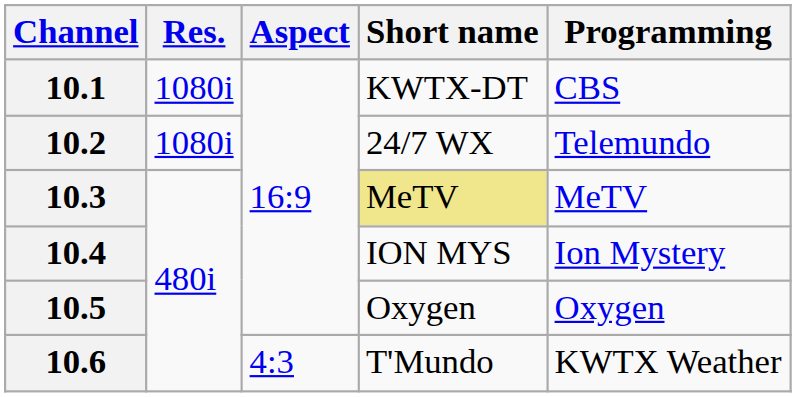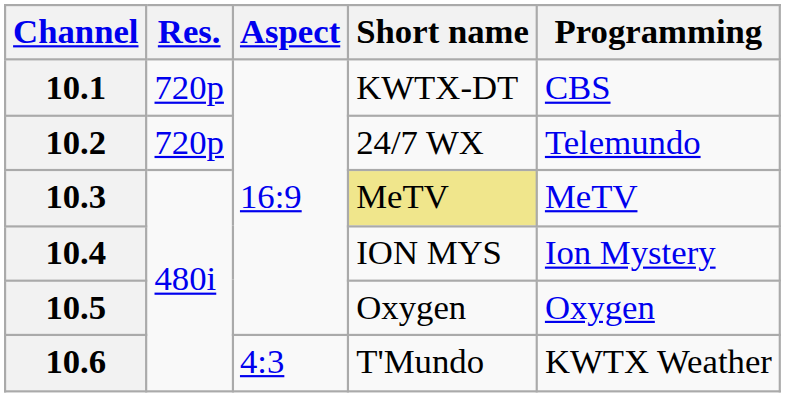(194, 87) 1080i -> (189, 87) 720p
(194, 142) 1080i -> (189, 142) 720p
